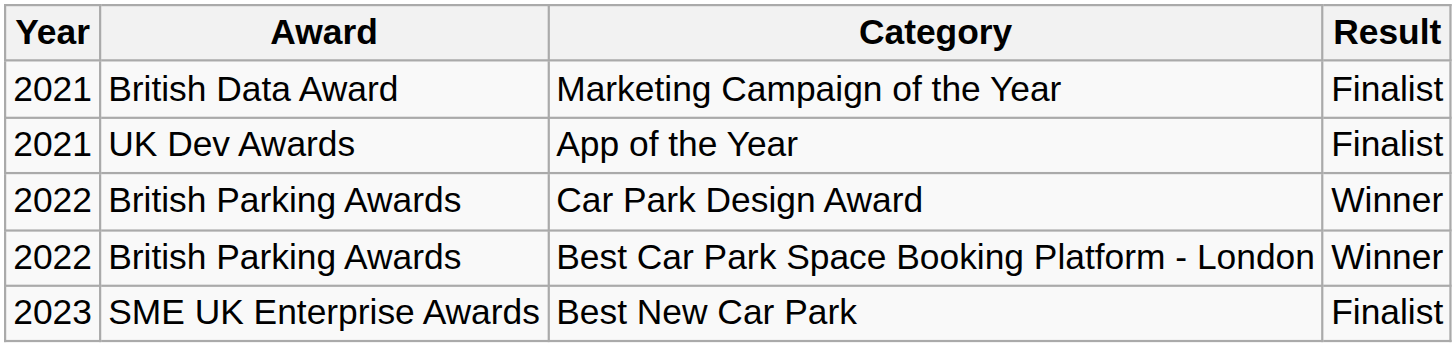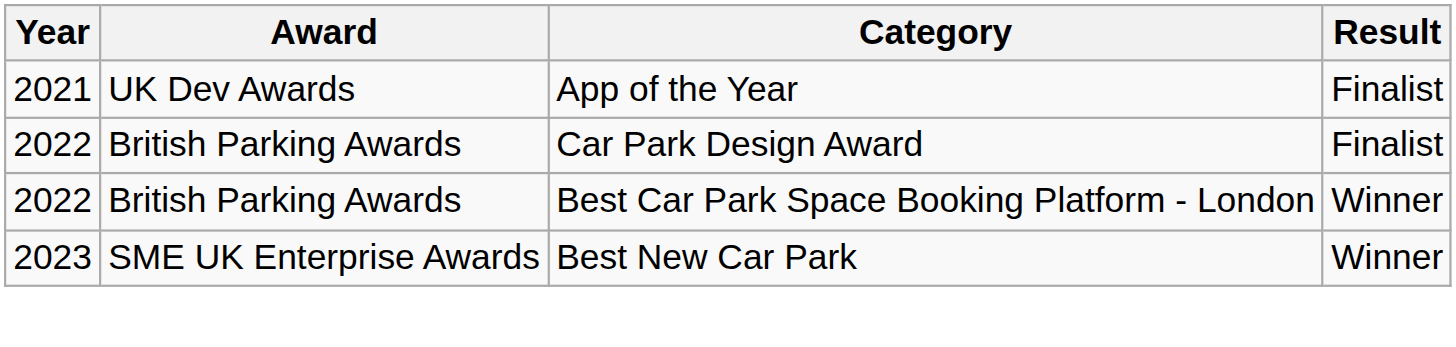- row: (809, 88)
(1387, 200) Winner -> (1387, 144) Finalist
(1387, 312) Finalist -> (1387, 256) Winner
